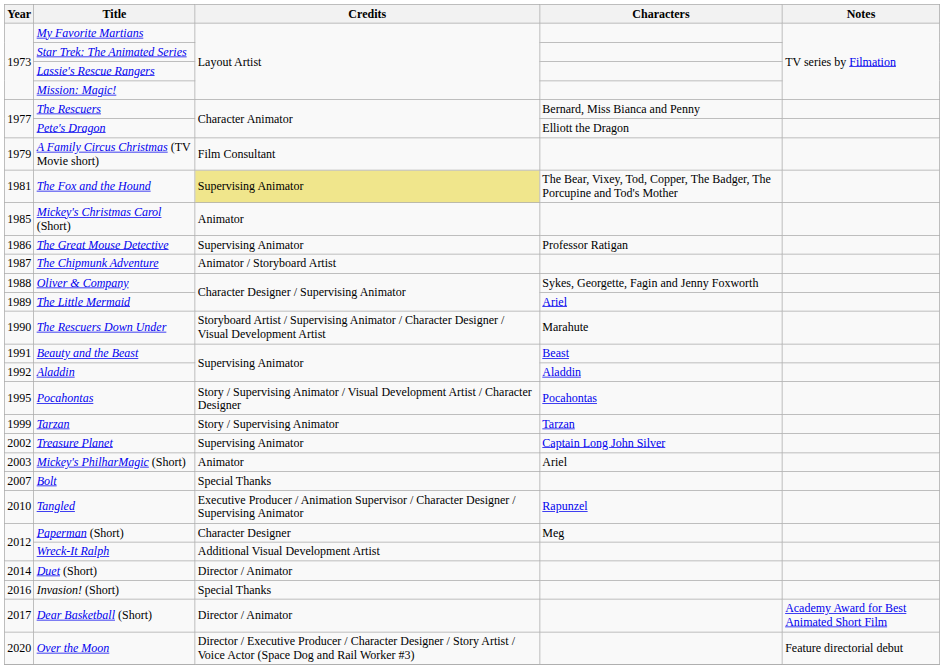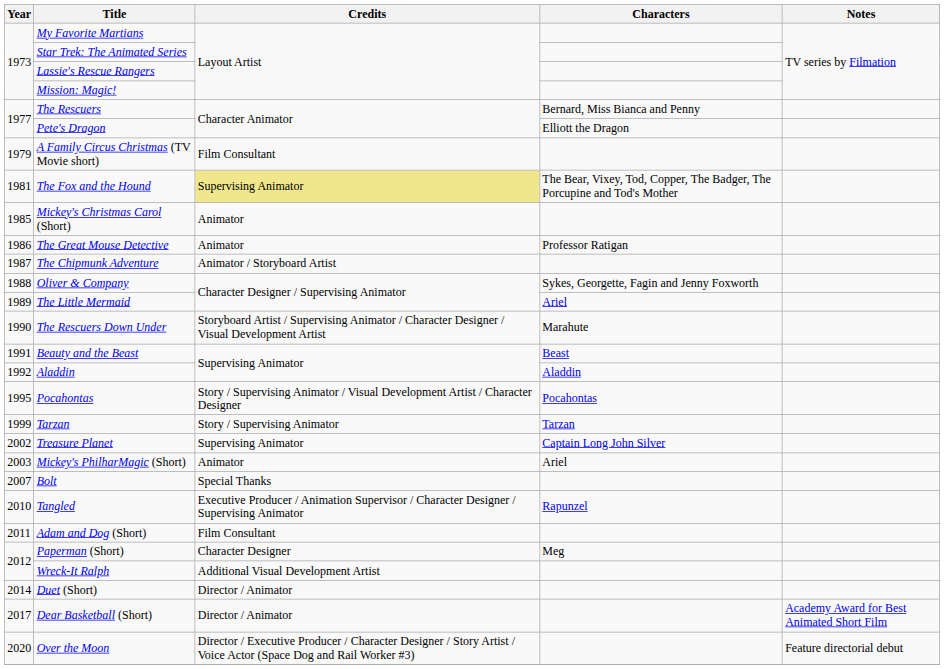(251, 244) Supervising Animator -> (221, 244) Animator
+ row: (92, 532)
- row: (78, 589)
